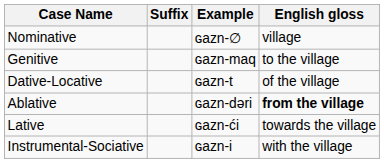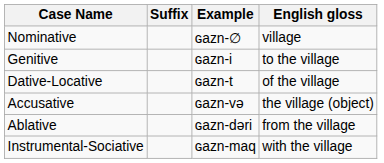(225, 59) ɢazn-maq -> (213, 59) ɢazn-i
+ row: (41, 103)
(313, 103) bold -> (309, 125) normal
- row: (26, 125)
(213, 147) ɢazn-i -> (225, 147) ɢazn-maq
